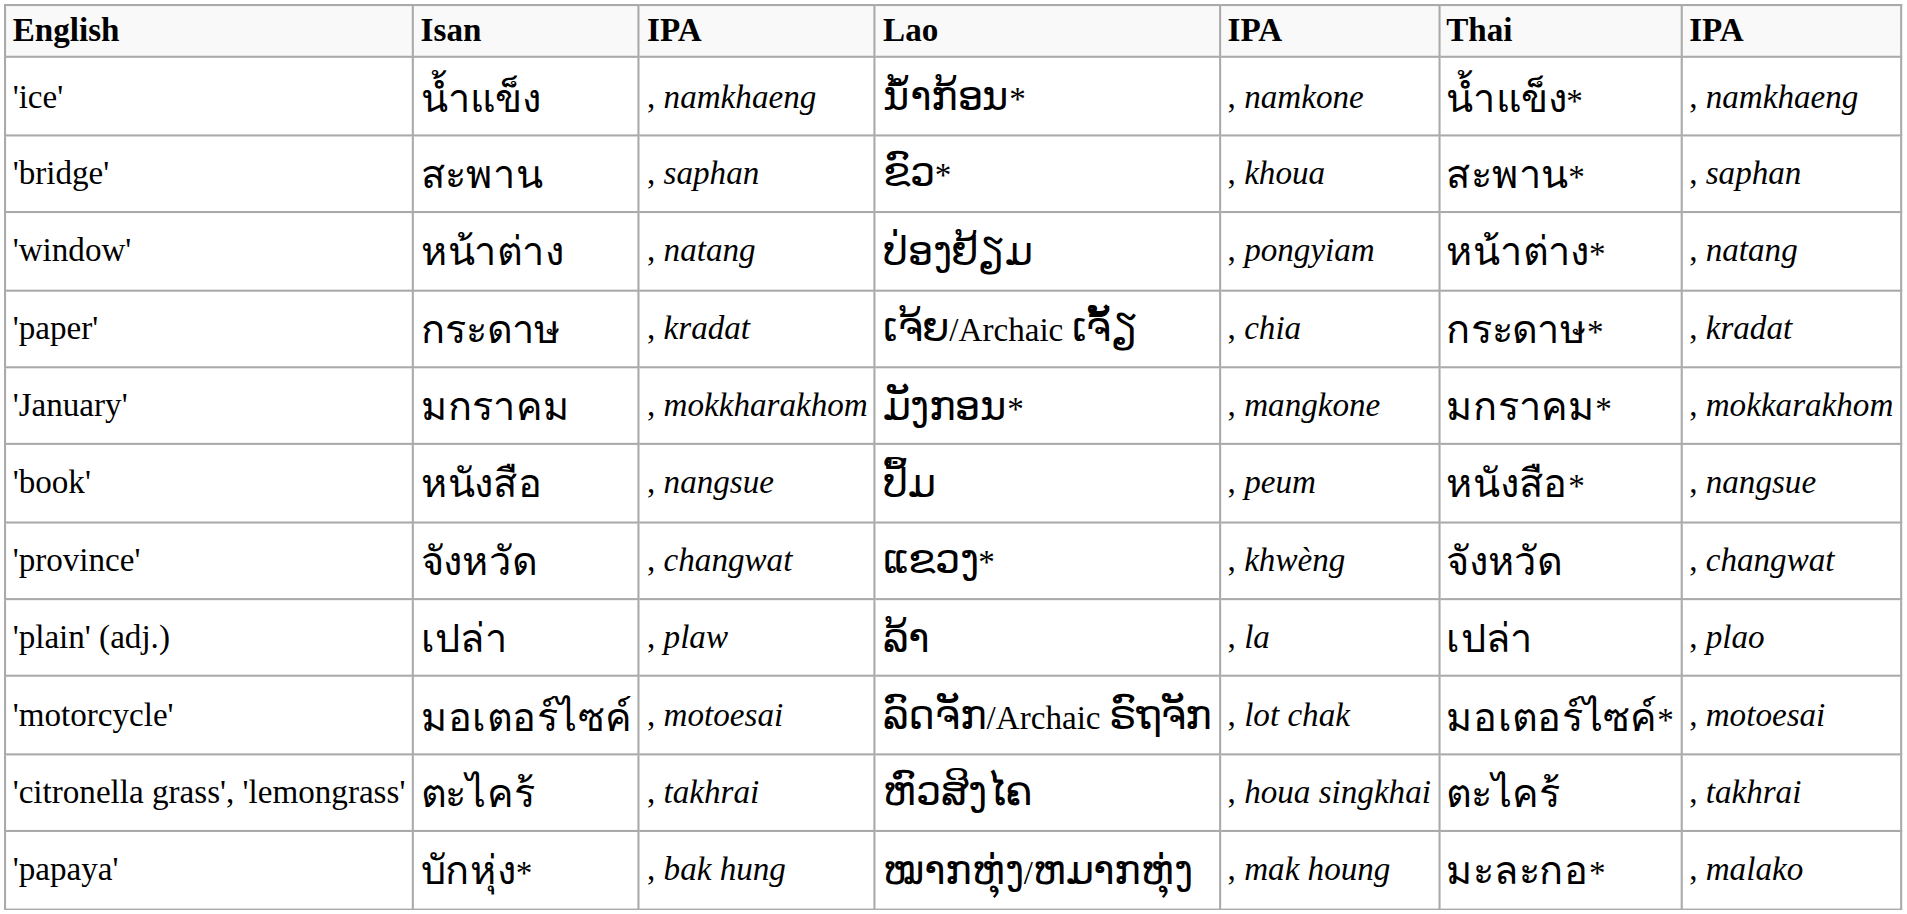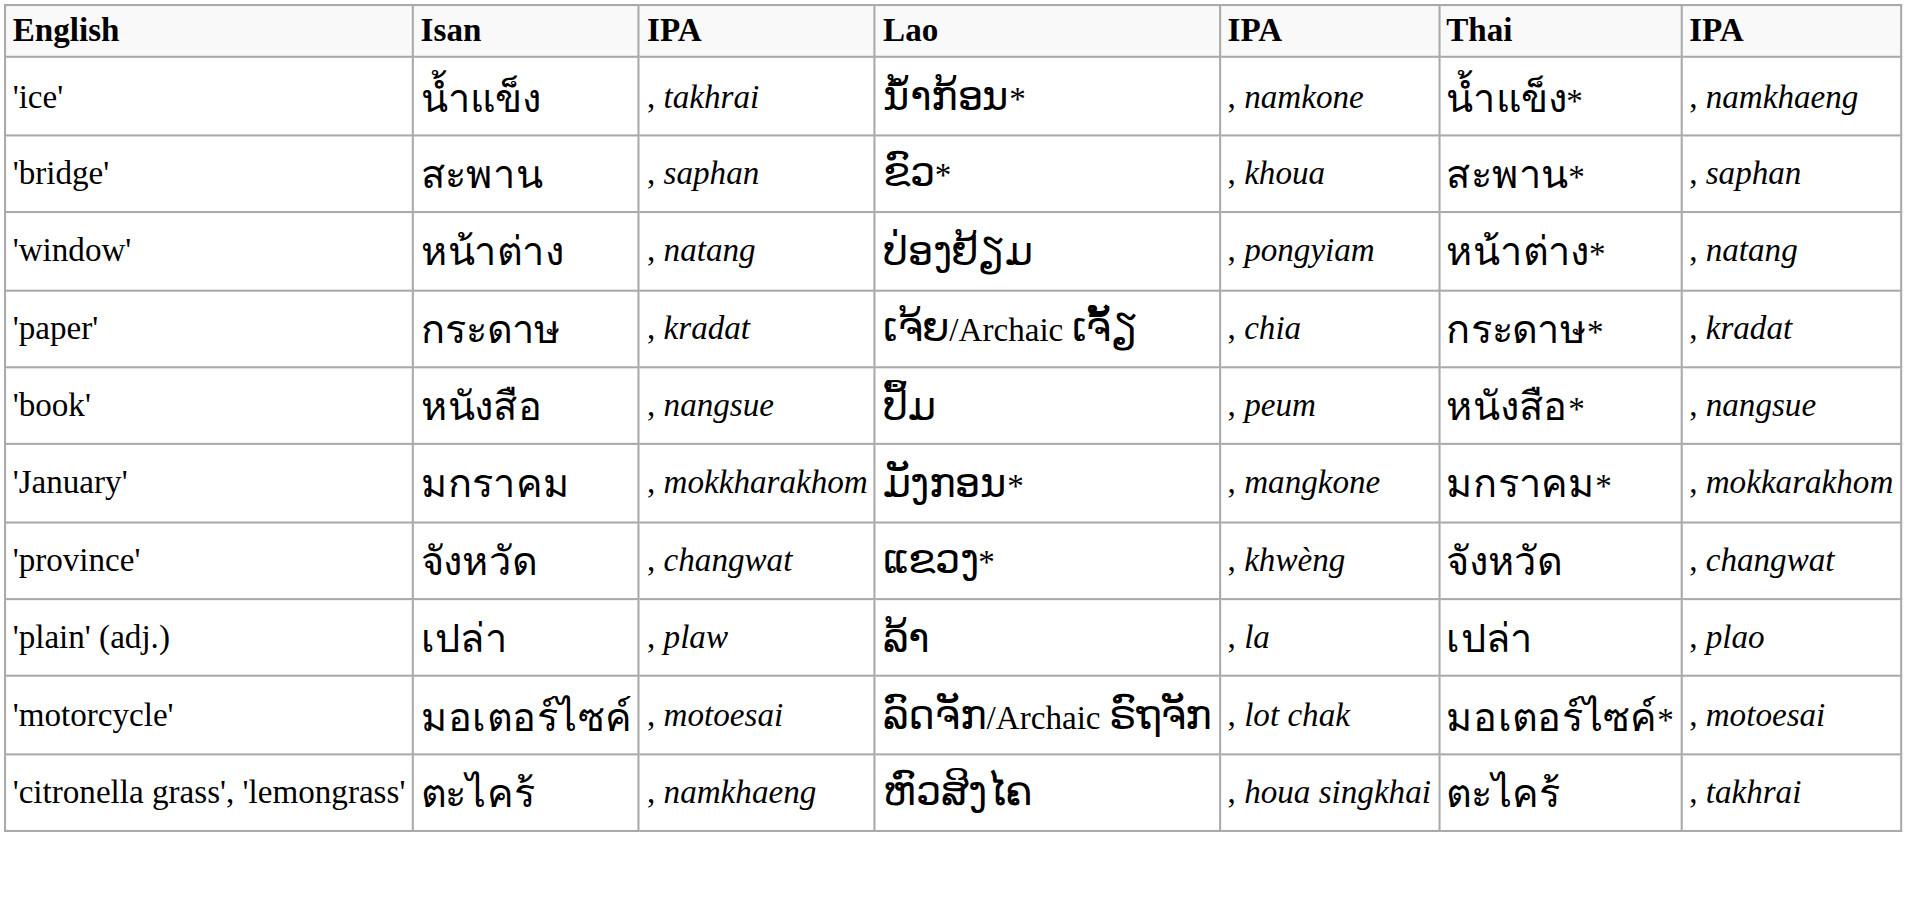(732, 95) , namkhaeng -> (703, 95) , takhrai
rows swapped: (52, 482) <-> (70, 405)
(703, 792) , takhrai -> (732, 792) , namkhaeng
- row: (66, 869)
